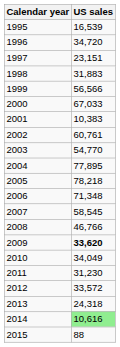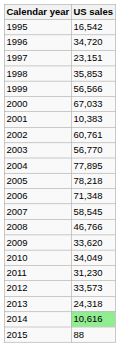(88, 27) 16,539 -> (88, 27) 16,542
(88, 73) 31,883 -> (88, 73) 35,853
(88, 149) 54,770 -> (88, 149) 56,770
(88, 242) bold -> (88, 242) normal
(88, 288) 33,572 -> (88, 288) 33,573
